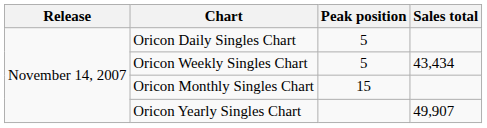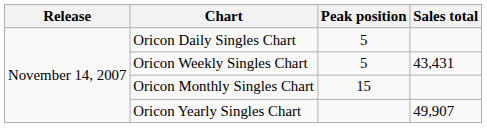(434, 63) 43,434 -> (434, 63) 43,431
